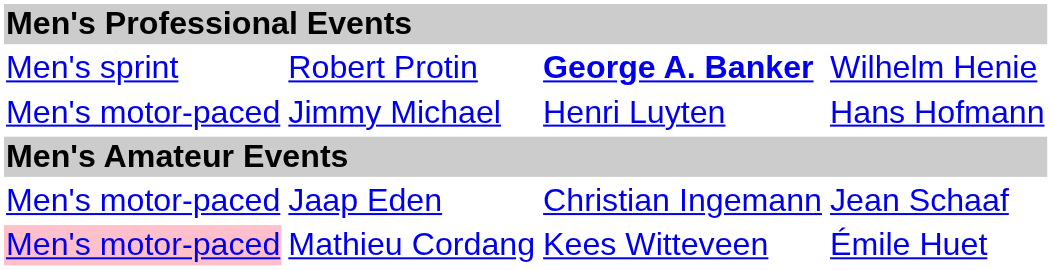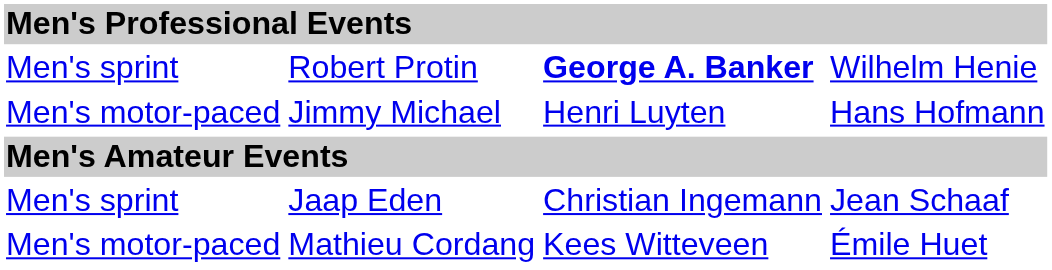(143, 200) Men's motor-paced -> (92, 200) Men's sprint
(143, 244) pink background -> (143, 244) no background
